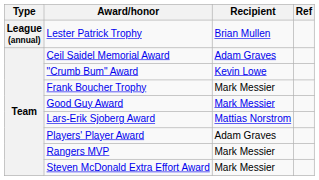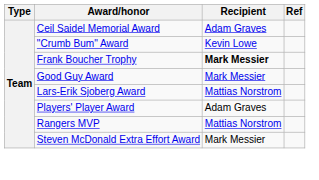- row: (94, 34)
(245, 87) normal -> (237, 60) bold
(245, 151) Mark Messier -> (243, 124) Mattias Norstrom
